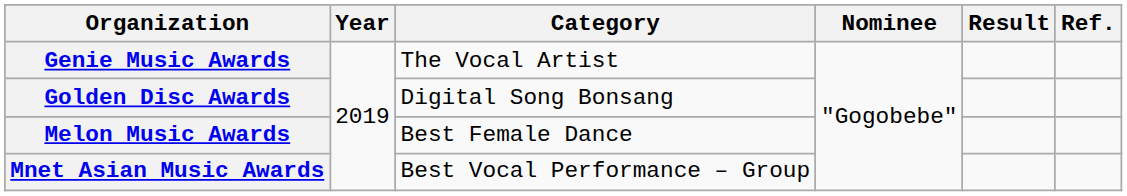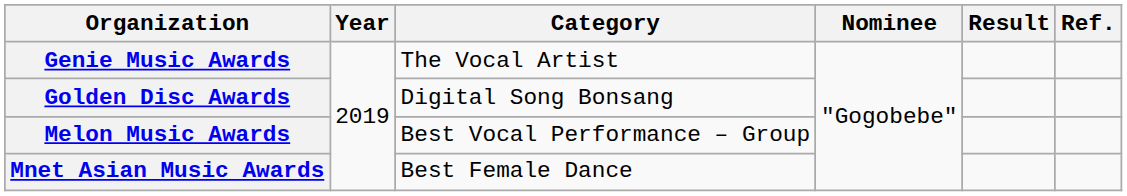(517, 135) Best Female Dance -> (605, 135) Best Vocal Performance – Group
(605, 172) Best Vocal Performance – Group -> (517, 172) Best Female Dance
